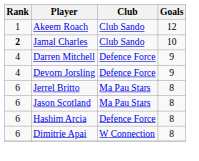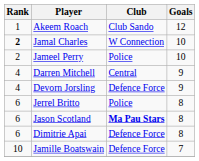(122, 42) Club Sando -> (136, 42) W Connection
+ row: (58, 57)
(127, 57) Defence Force -> (123, 73) Central
(125, 88) Ma Pau Stars -> (120, 103) Police
(125, 103) normal -> (136, 118) bold
- row: (60, 118)
(127, 133) W Connection -> (137, 133) Defence Force
+ row: (69, 149)
